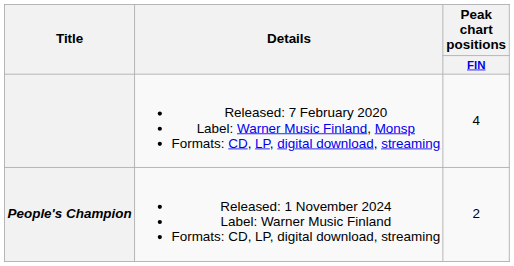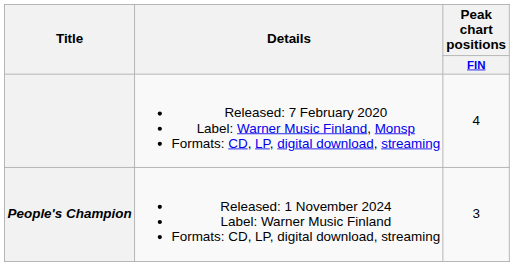(476, 214) 2 -> (476, 214) 3
